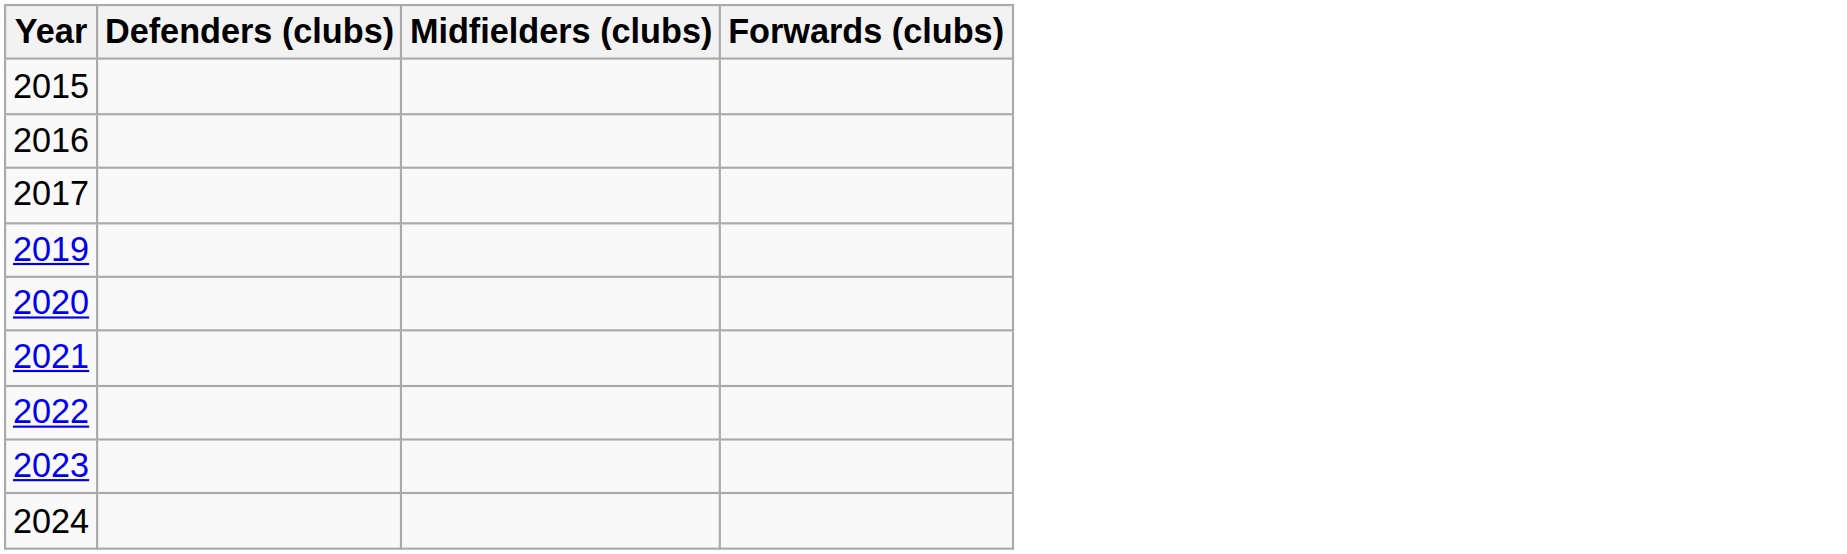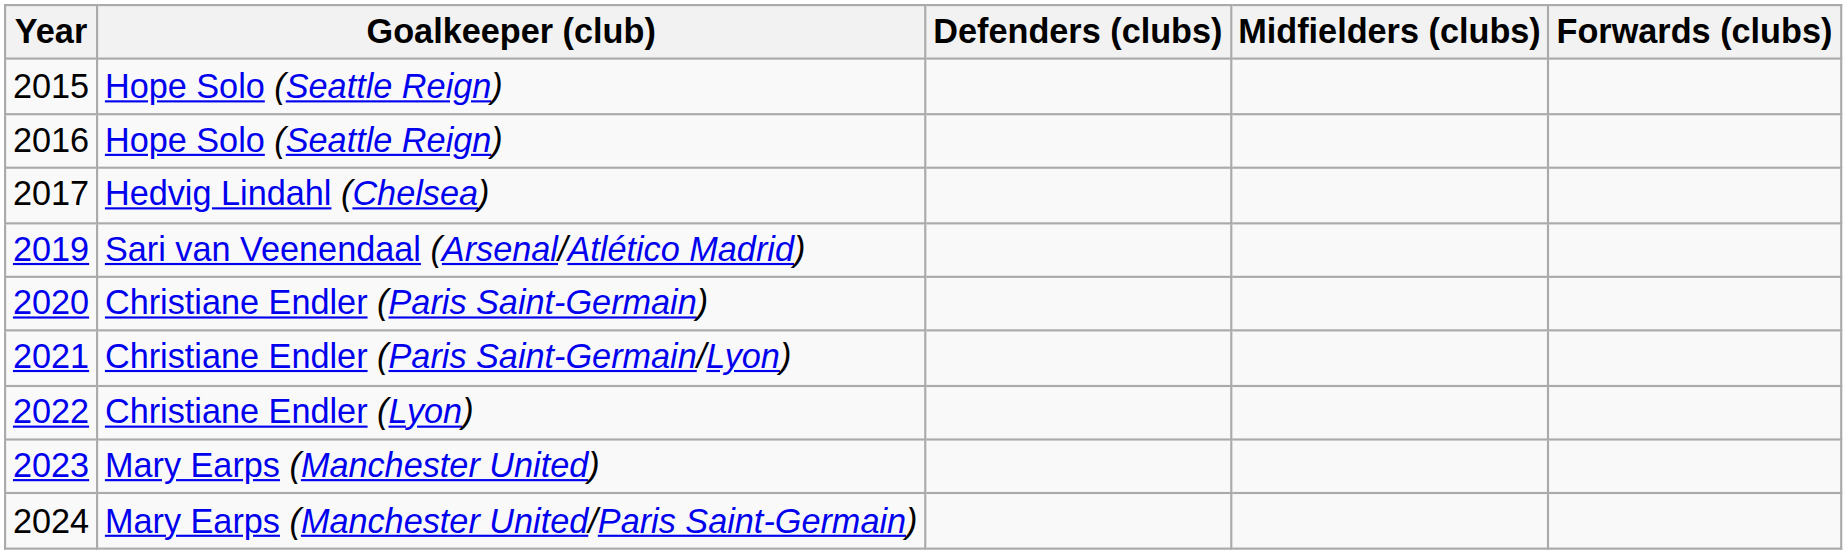+ column: (511, 31)
